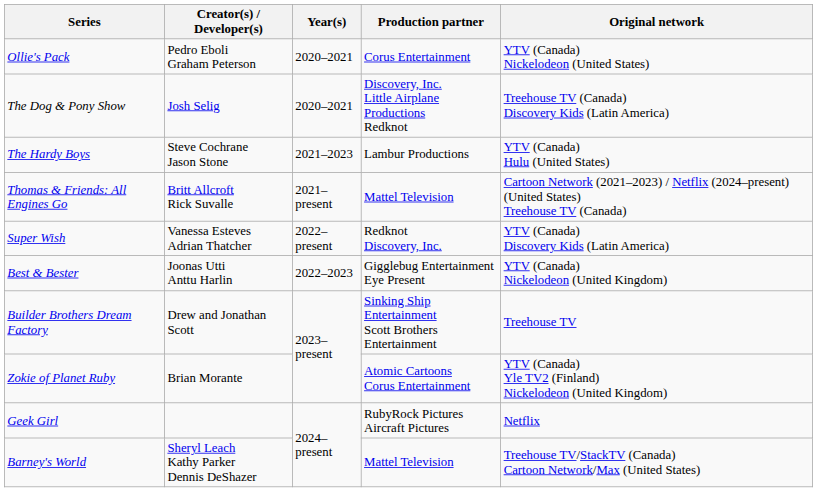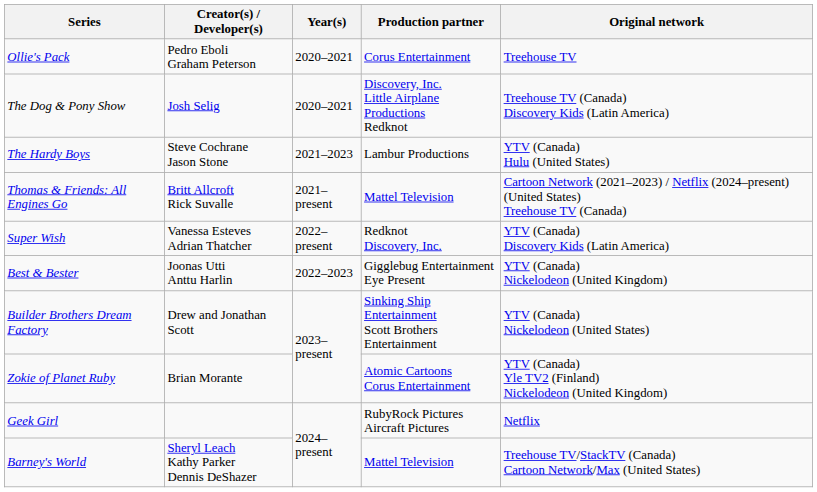(576, 56) YTV (Canada) Nickelodeon (United States) -> (540, 56) Treehouse TV
(540, 322) Treehouse TV -> (576, 322) YTV (Canada) Nickelodeon (United States)
